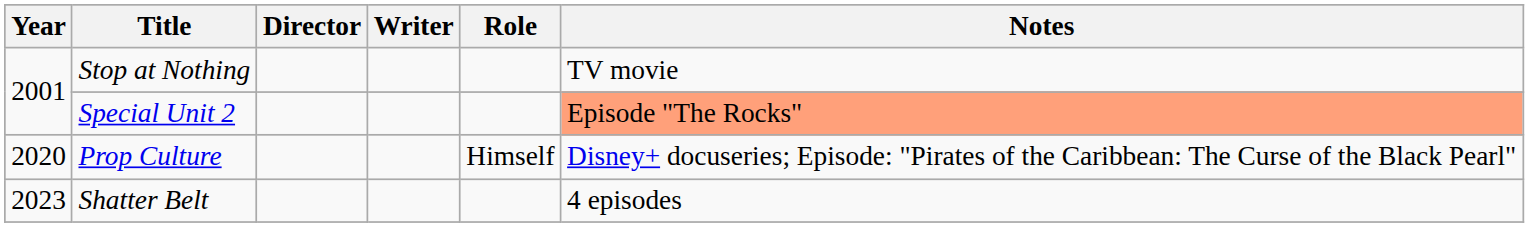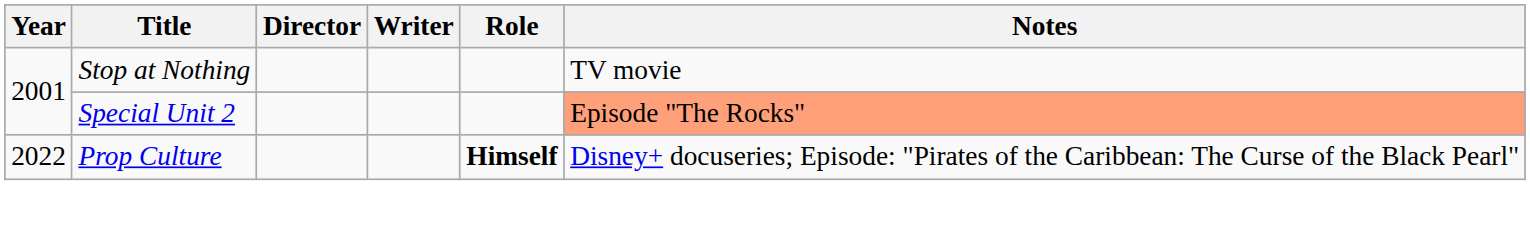(39, 156) 2020 -> (39, 156) 2022
(510, 156) normal -> (512, 156) bold
- row: (143, 199)
